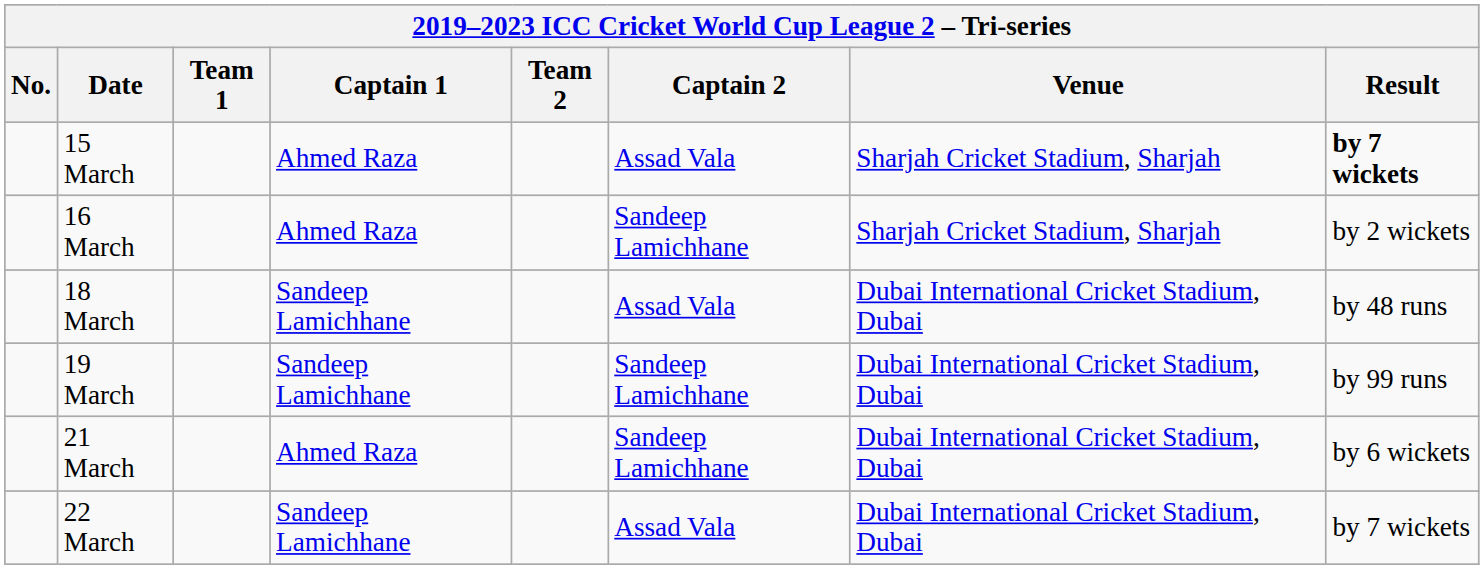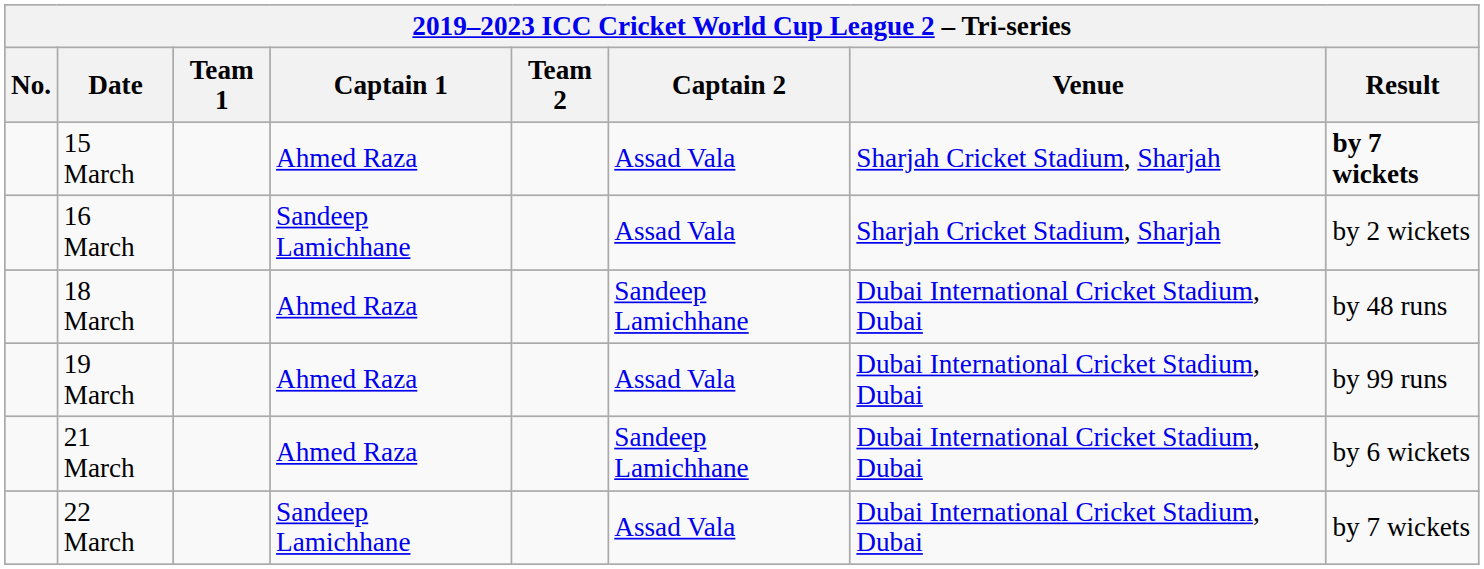(347, 231) Ahmed Raza -> (343, 231) Sandeep Lamichhane
(681, 231) Sandeep Lamichhane -> (675, 231) Assad Vala
(343, 305) Sandeep Lamichhane -> (347, 305) Ahmed Raza
(675, 305) Assad Vala -> (681, 305) Sandeep Lamichhane
(343, 379) Sandeep Lamichhane -> (347, 379) Ahmed Raza
(681, 379) Sandeep Lamichhane -> (675, 379) Assad Vala
